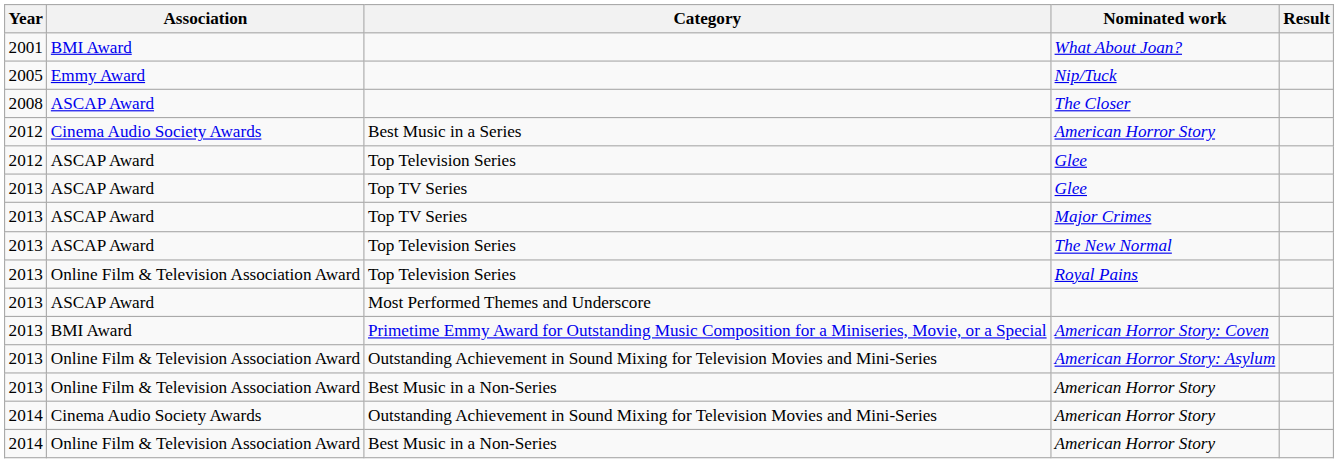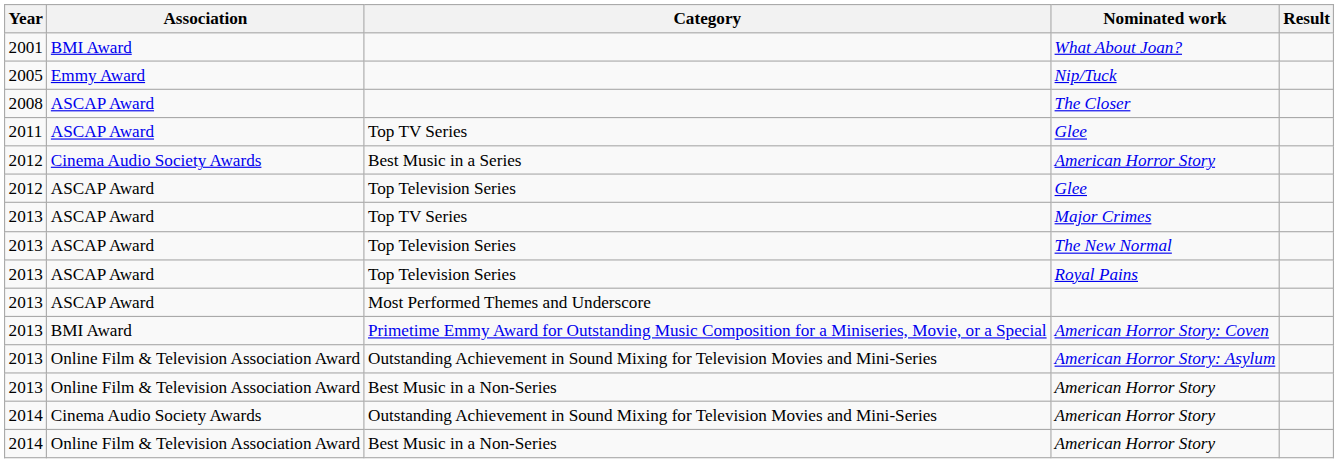+ row: (25, 132)
- row: (26, 188)
(205, 273) Online Film & Television Association Award -> (102, 273) ASCAP Award
